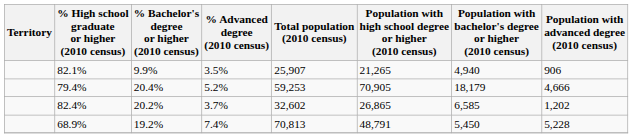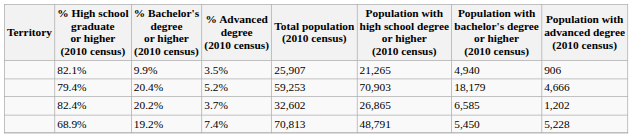(375, 87) 70,905 -> (375, 87) 70,903
